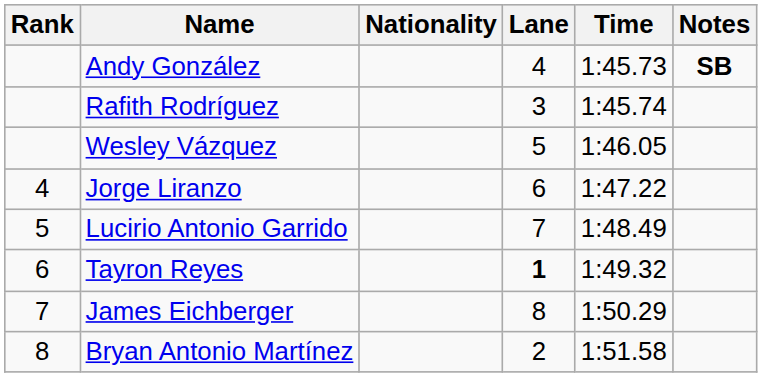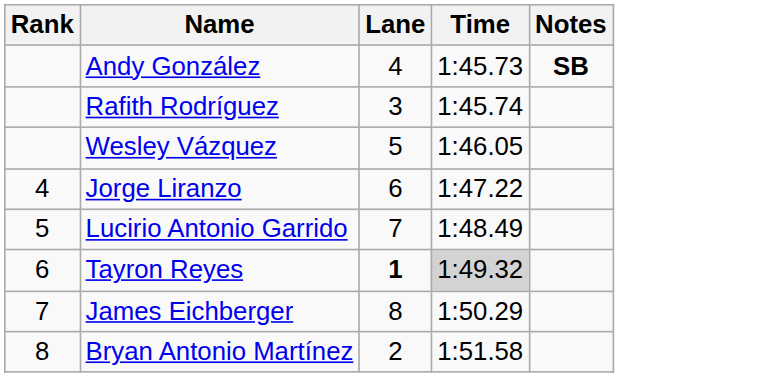- column: (431, 24)
(624, 270) no background -> (480, 270) lightgrey background
